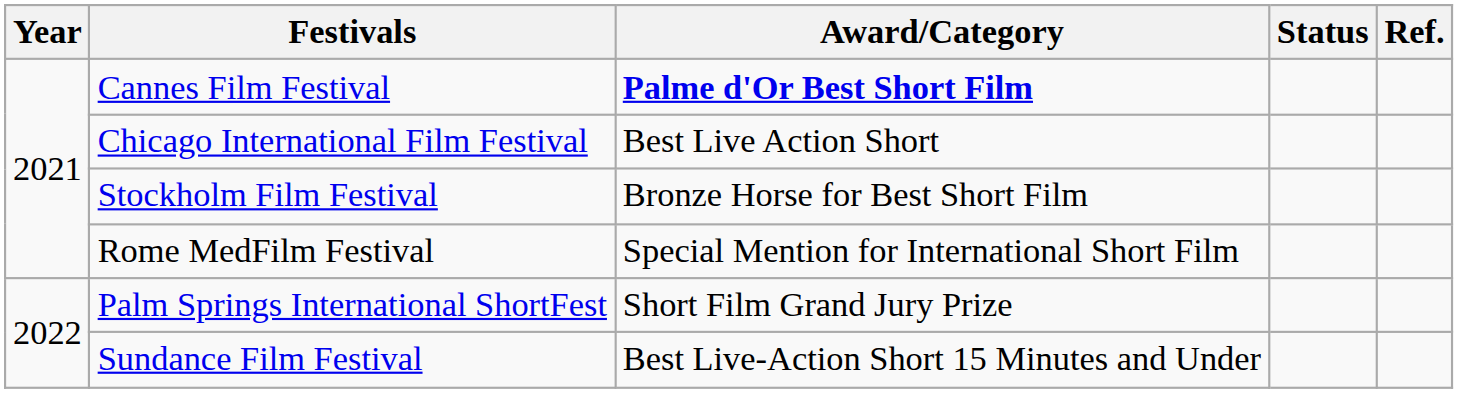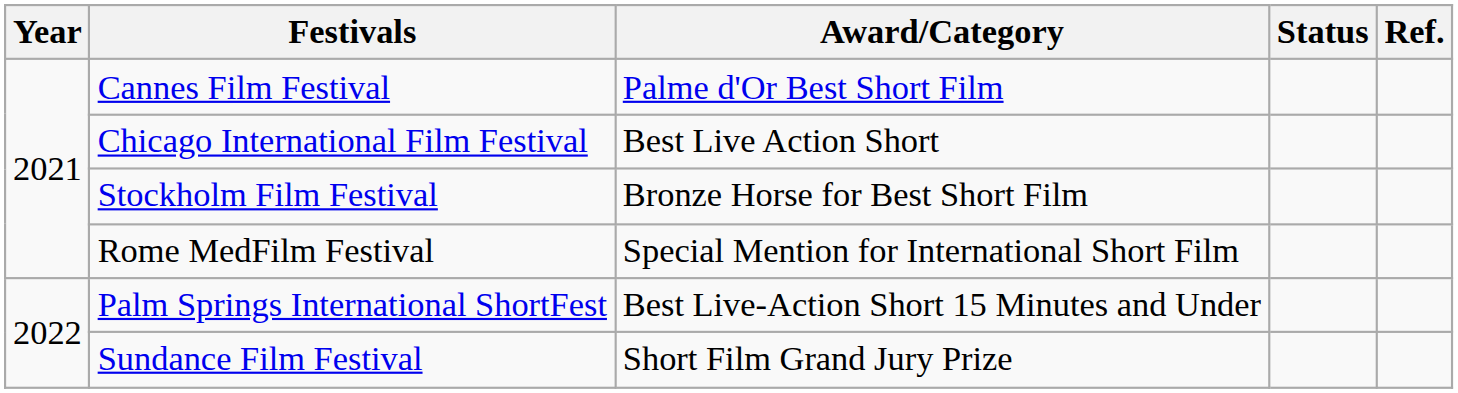(828, 86) bold -> (813, 86) normal
(818, 304) Short Film Grand Jury Prize -> (942, 304) Best Live-Action Short 15 Minutes and Under
(942, 359) Best Live-Action Short 15 Minutes and Under -> (818, 359) Short Film Grand Jury Prize
